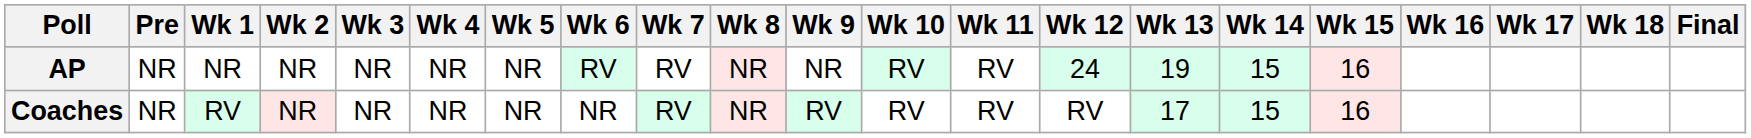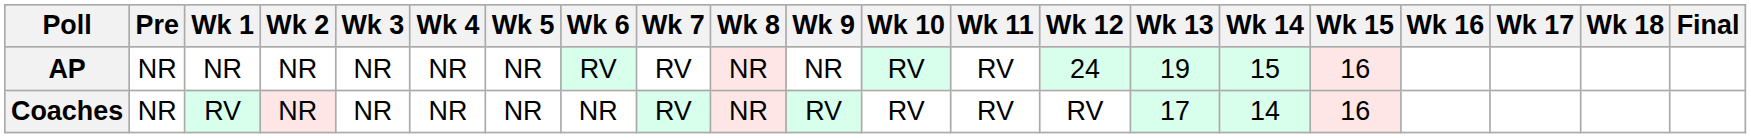(1265, 111) 15 -> (1265, 111) 14
